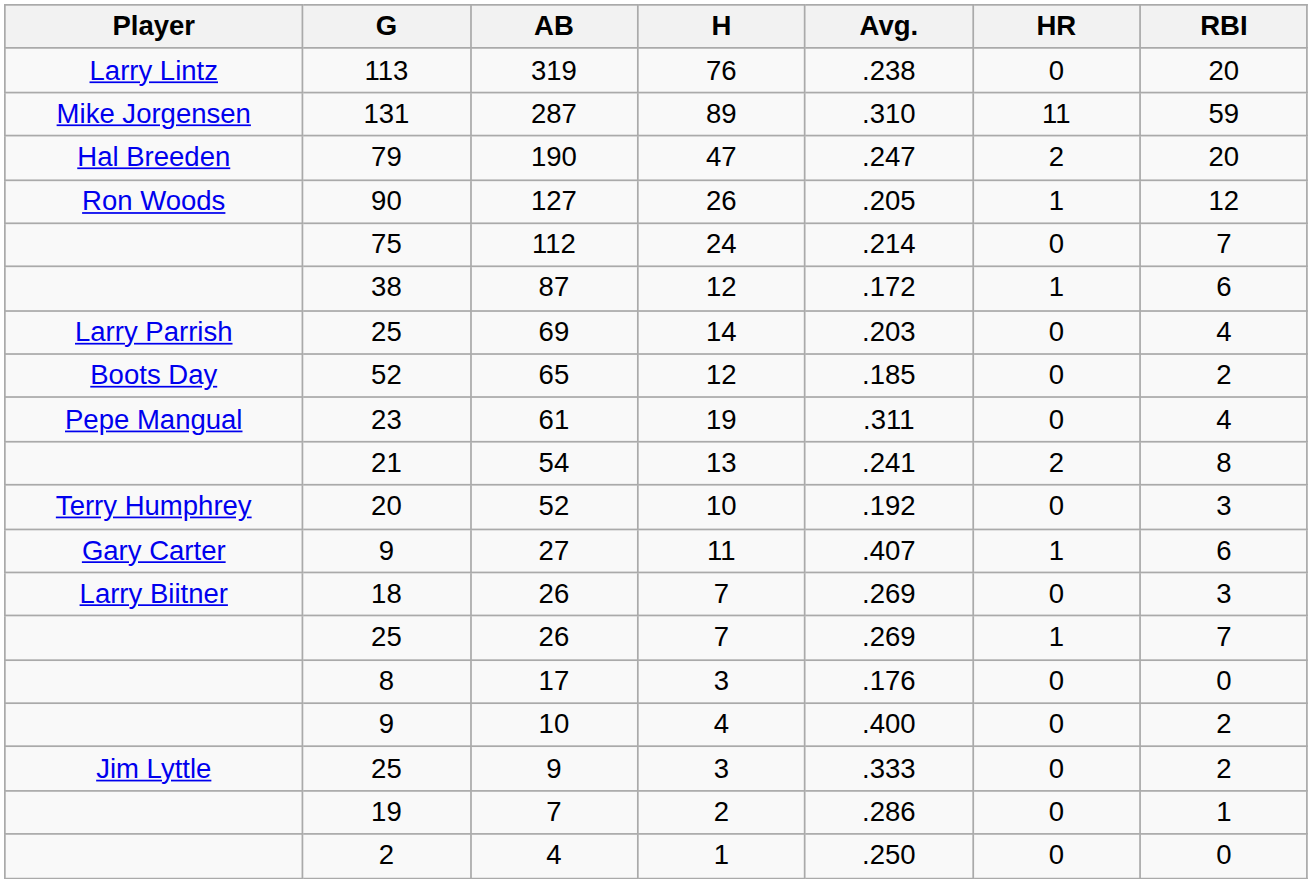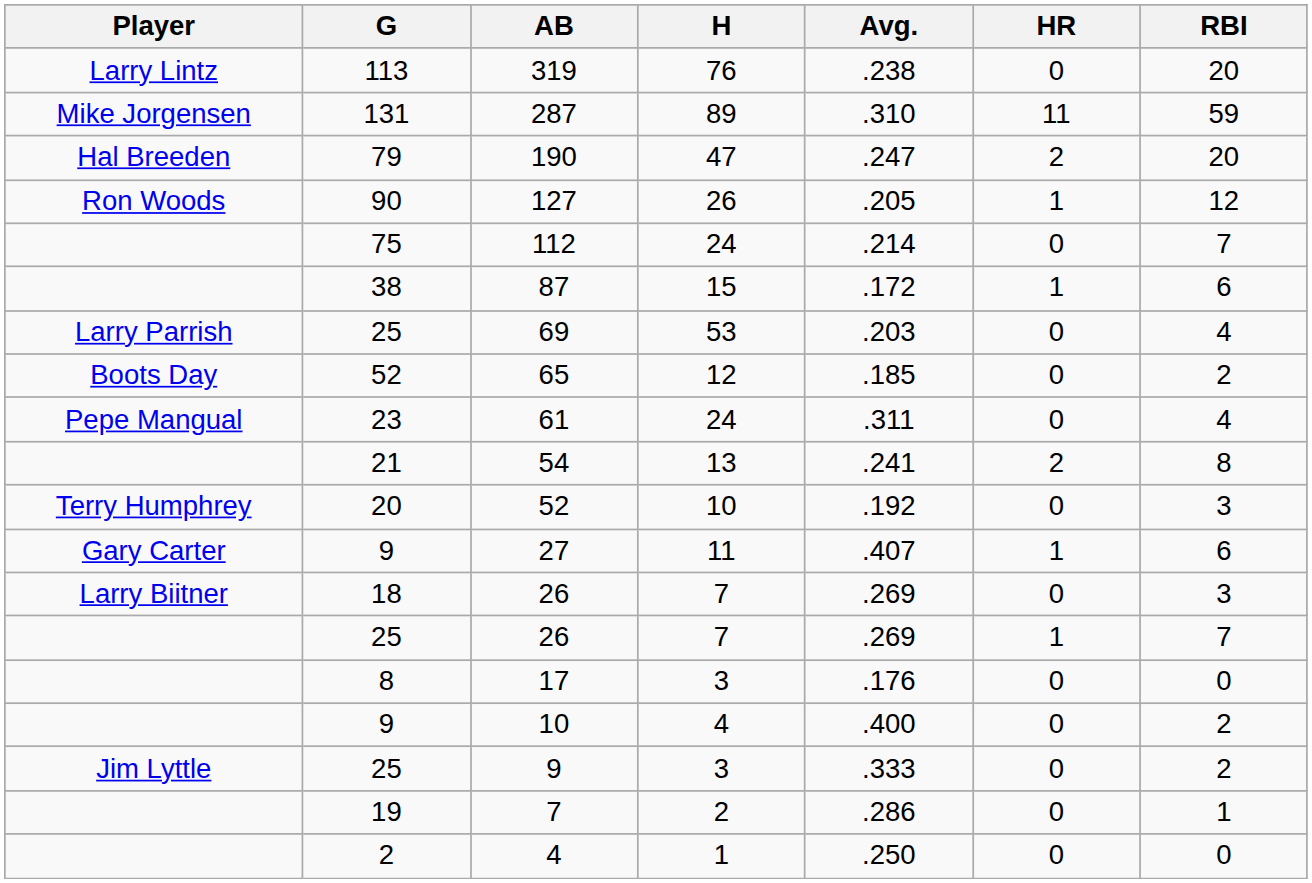(721, 288) 12 -> (721, 288) 15
(721, 331) 14 -> (721, 331) 53
(721, 419) 19 -> (721, 419) 24
